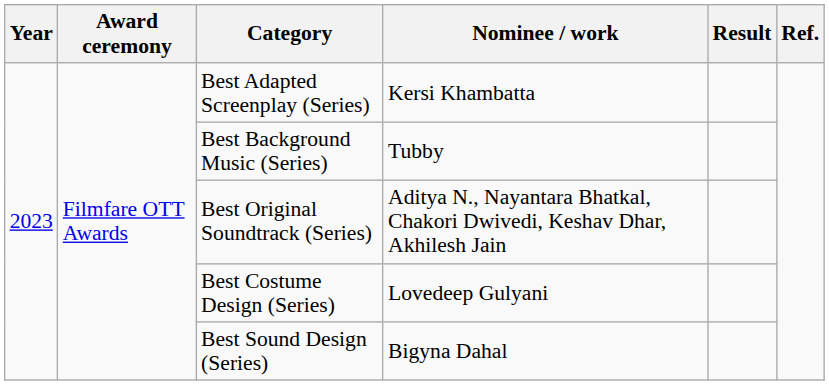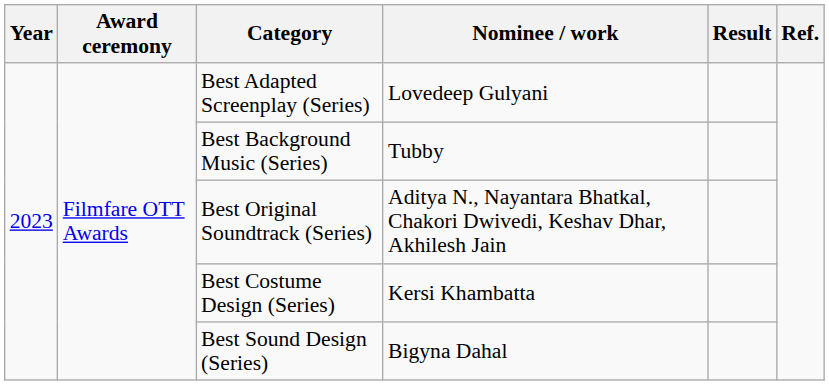(462, 92) Kersi Khambatta -> (468, 92) Lovedeep Gulyani
(468, 292) Lovedeep Gulyani -> (462, 292) Kersi Khambatta
